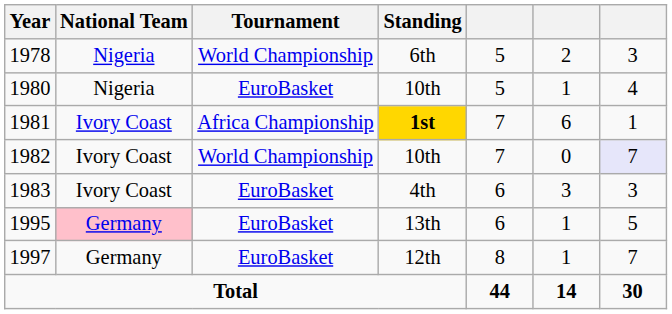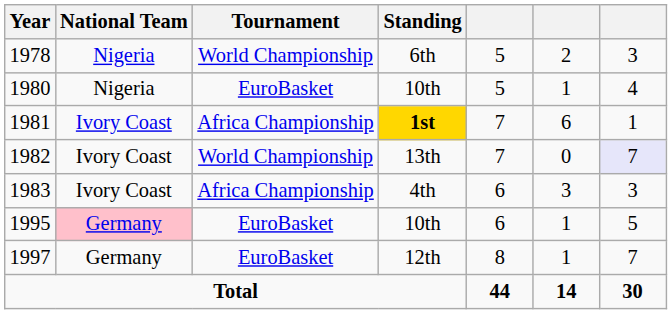(423, 156) 10th -> (423, 156) 13th
(286, 190) EuroBasket -> (286, 190) Africa Championship
(423, 224) 13th -> (423, 224) 10th
